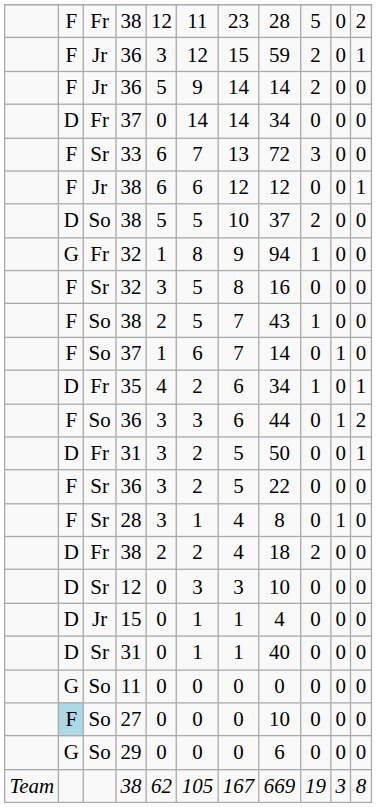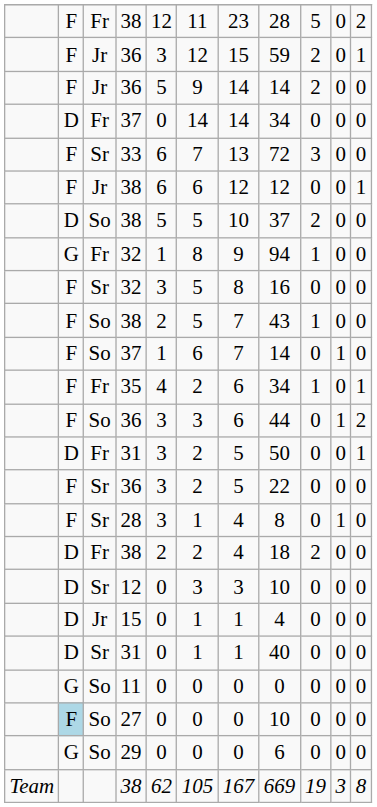(71, 386) D -> (71, 386) F
